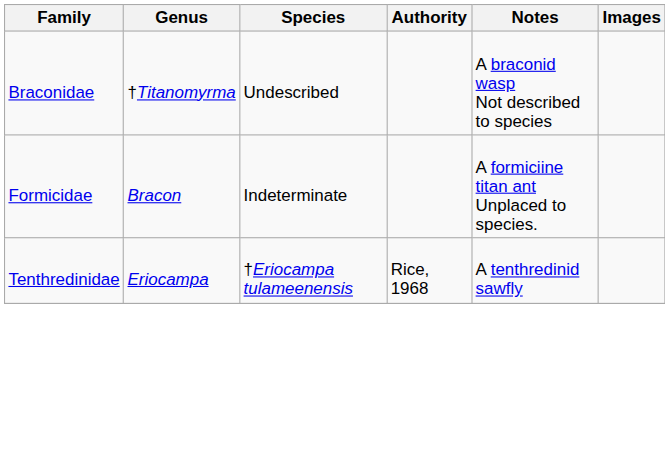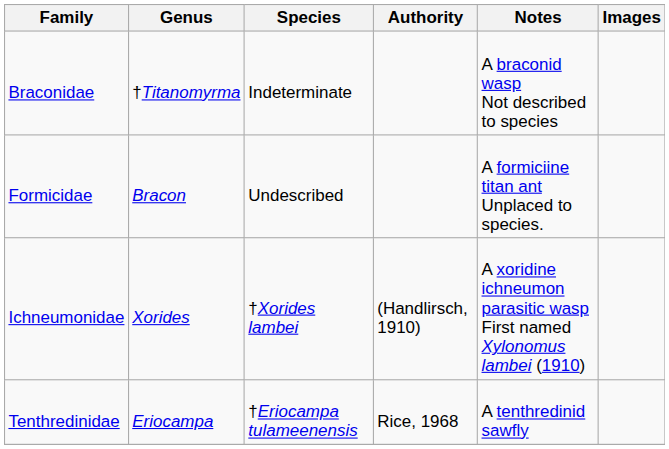(291, 92) Undescribed -> (300, 92) Indeterminate
(295, 195) Indeterminate -> (296, 195) Undescribed
+ row: (66, 318)
